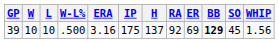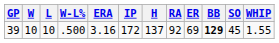(130, 30) 175 -> (130, 30) 172
(259, 30) 1.56 -> (259, 30) 1.55
